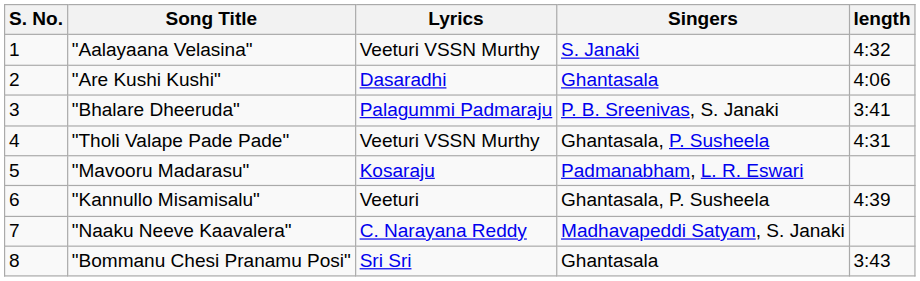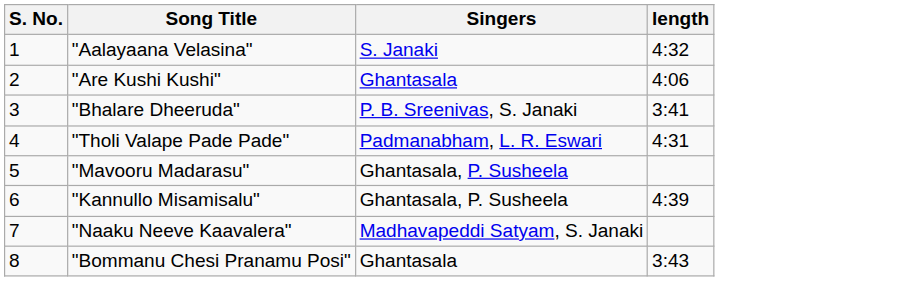- column: (456, 19)
(665, 140) Ghantasala, P. Susheela -> (481, 140) Padmanabham, L. R. Eswari
(682, 170) Padmanabham, L. R. Eswari -> (464, 170) Ghantasala, P. Susheela
